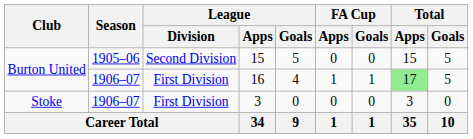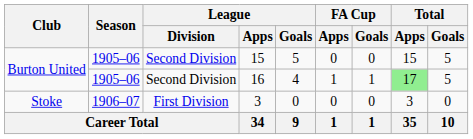(116, 79) 1906–07 -> (116, 79) 1905–06
(191, 79) First Division -> (191, 79) Second Division
